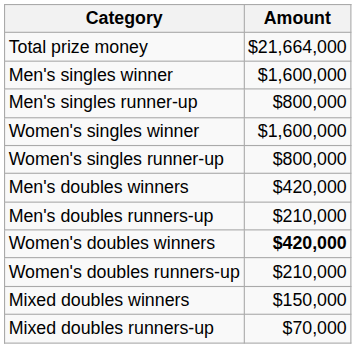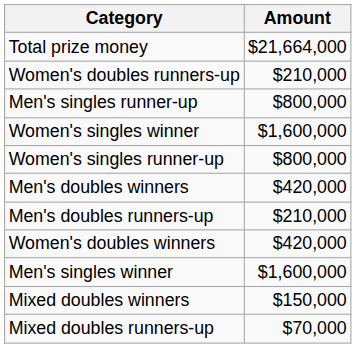rows swapped: (91, 74) <-> (124, 272)
(310, 243) bold -> (310, 243) normal
